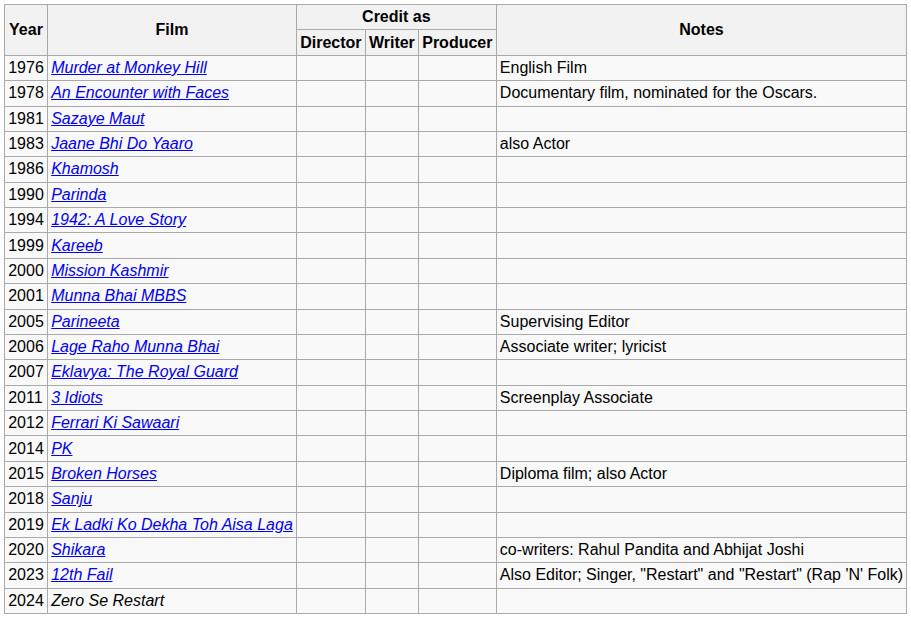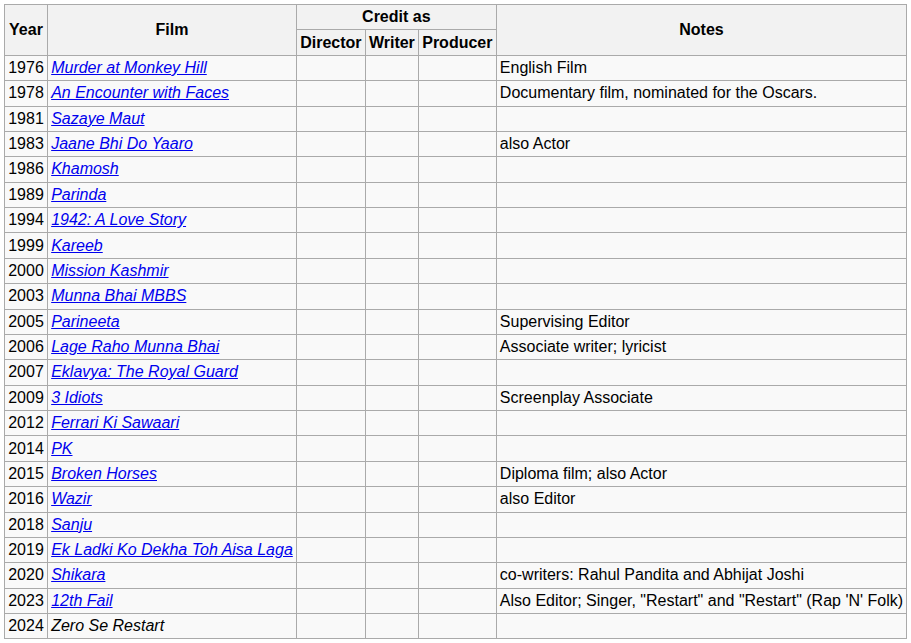(26, 194) 1990 -> (26, 194) 1989
(26, 296) 2001 -> (26, 296) 2003
(25, 397) 2011 -> (26, 397) 2009
+ row: (71, 499)
